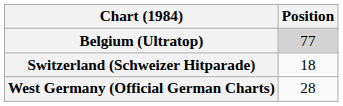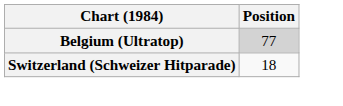- row: (141, 88)
